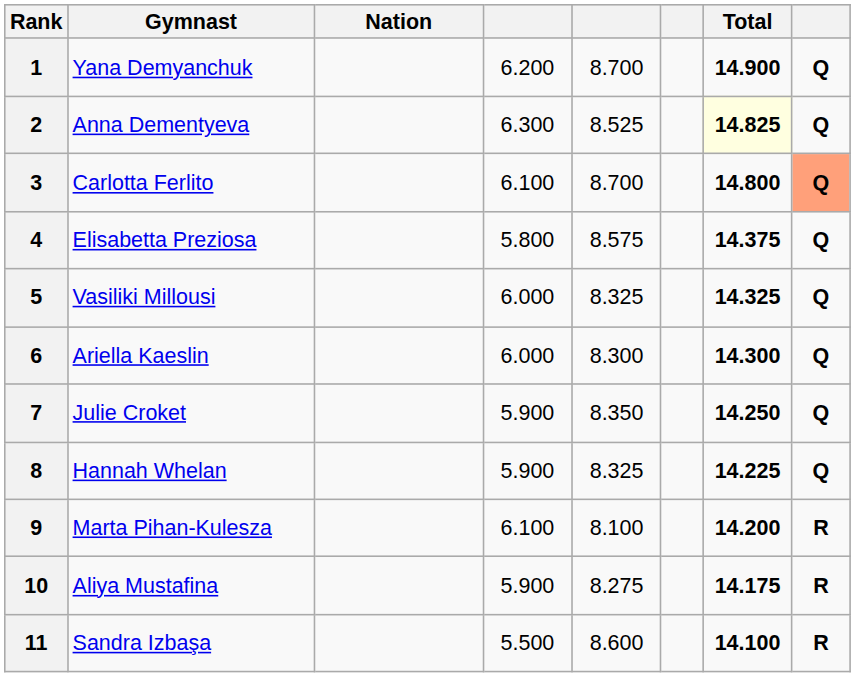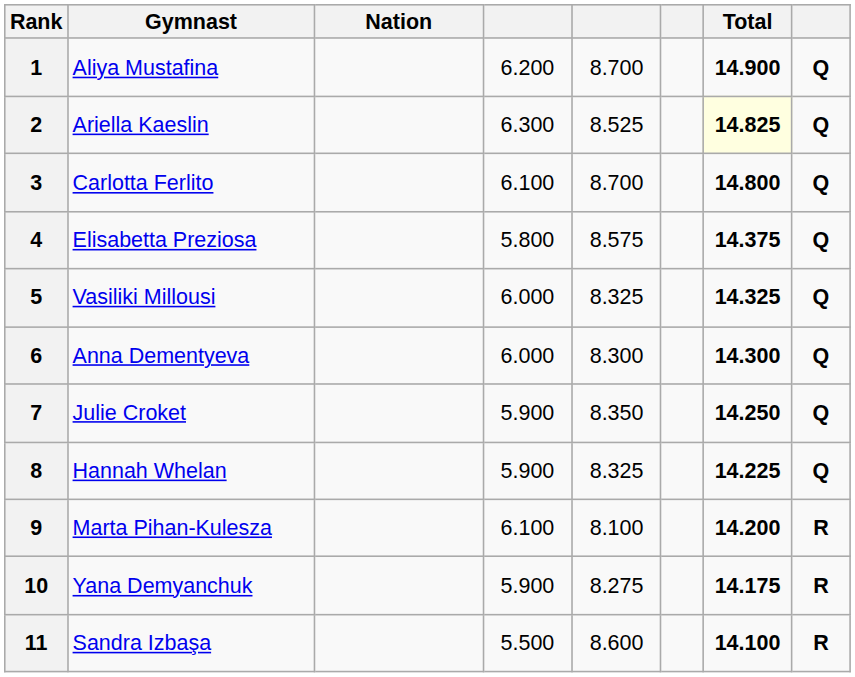(163, 67) Yana Demyanchuk -> (145, 67) Aliya Mustafina
(161, 125) Anna Dementyeva -> (141, 125) Ariella Kaeslin
(821, 182) lightsalmon background -> (821, 182) no background
(141, 355) Ariella Kaeslin -> (161, 355) Anna Dementyeva
(145, 585) Aliya Mustafina -> (163, 585) Yana Demyanchuk
